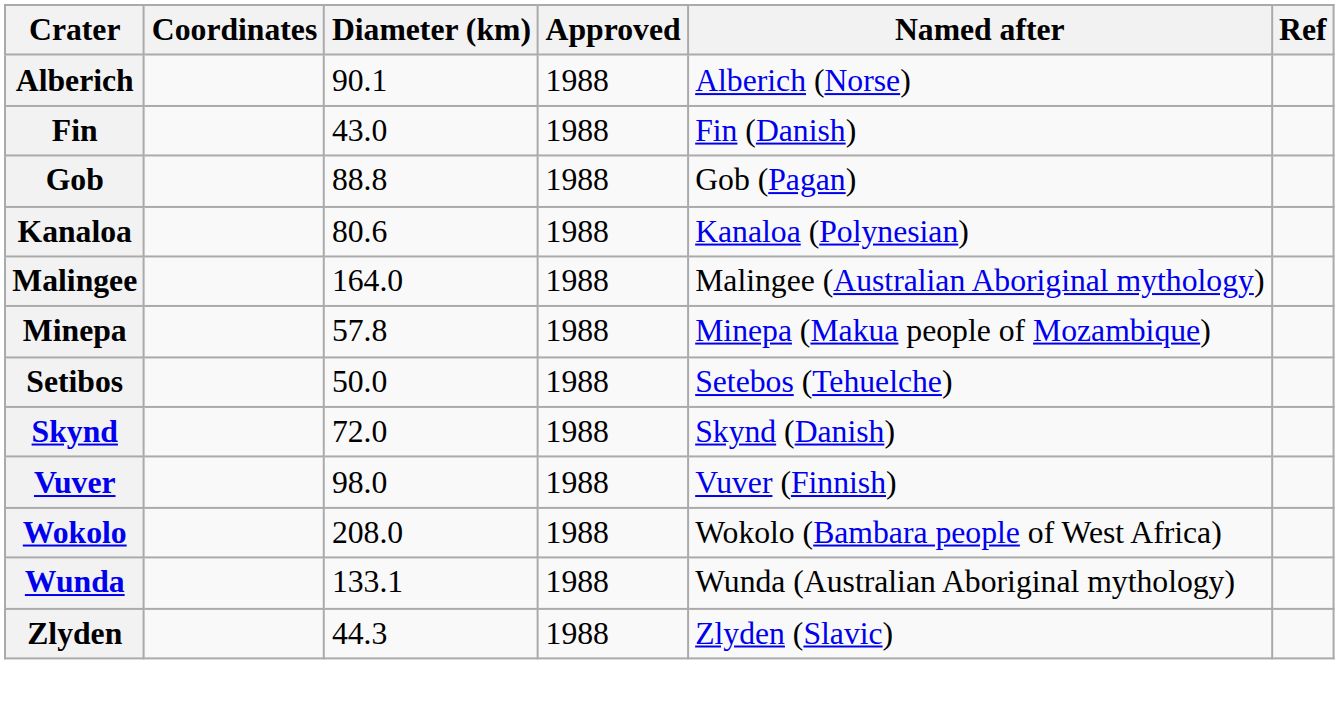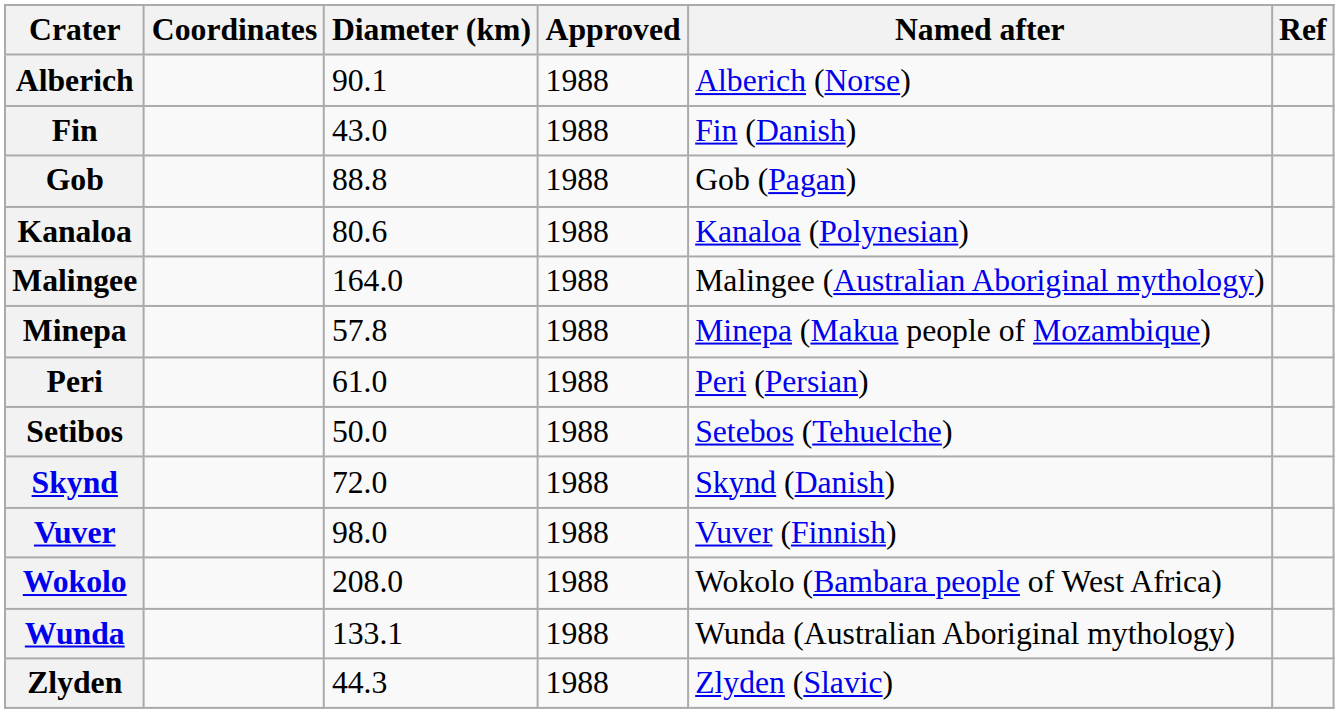+ row: (75, 381)
